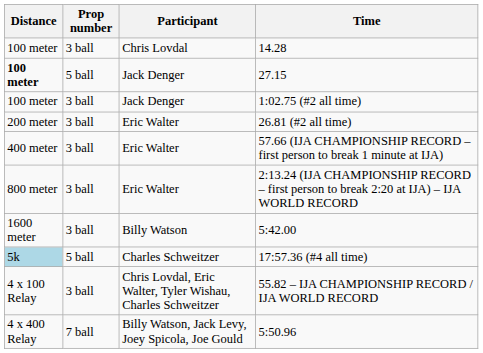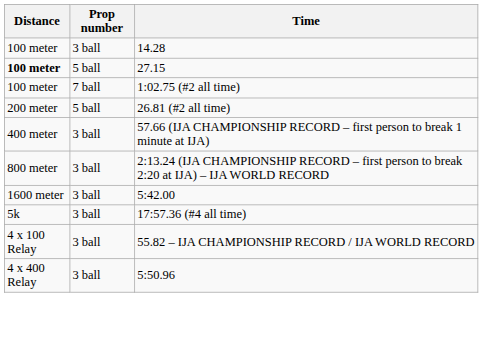- column: (187, 21)
(80, 101) 3 ball -> (87, 87) 7 ball
(80, 121) 3 ball -> (87, 107) 5 ball
(14, 256) lightblue background -> (14, 214) no background
(80, 256) 5 ball -> (87, 214) 3 ball
(80, 331) 7 ball -> (87, 275) 3 ball
